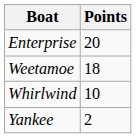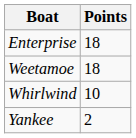(92, 42) 20 -> (92, 42) 18
